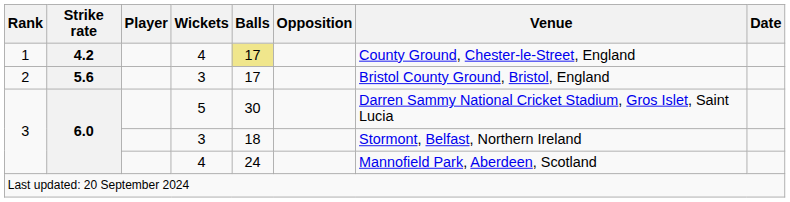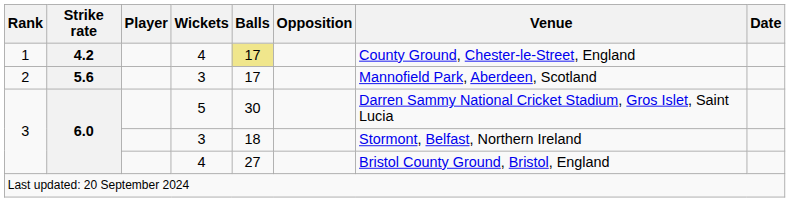(484, 77) Bristol County Ground, Bristol, England -> (478, 77) Mannofield Park, Aberdeen, Scotland
(253, 162) 24 -> (253, 162) 27
(478, 162) Mannofield Park, Aberdeen, Scotland -> (484, 162) Bristol County Ground, Bristol, England
